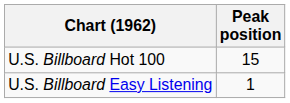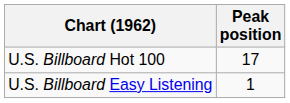(251, 60) 15 -> (251, 60) 17
